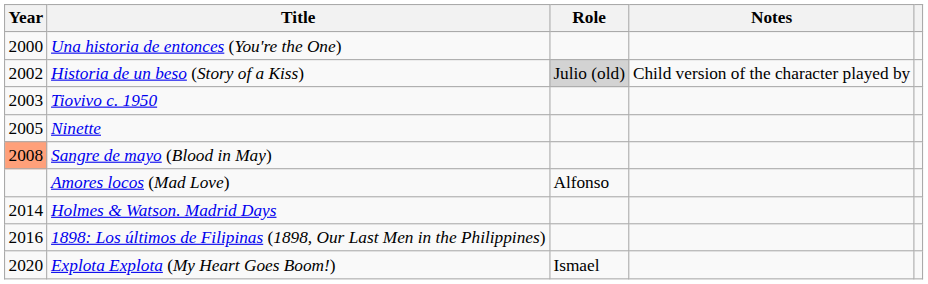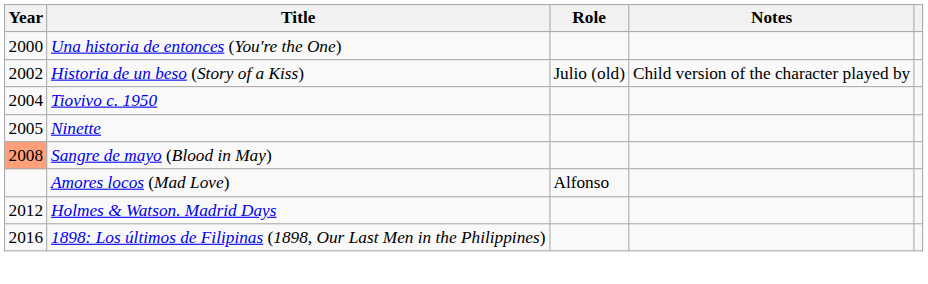(589, 73) lightgrey background -> (589, 73) no background
(26, 100) 2003 -> (26, 100) 2004
(26, 210) 2014 -> (26, 210) 2012
- row: (193, 264)
